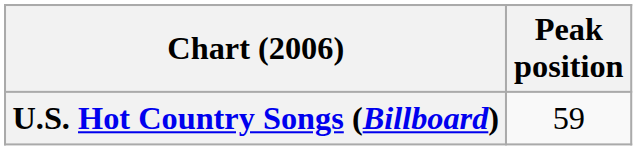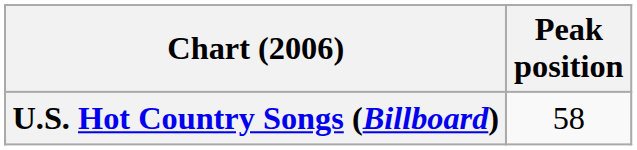(569, 117) 59 -> (569, 117) 58
